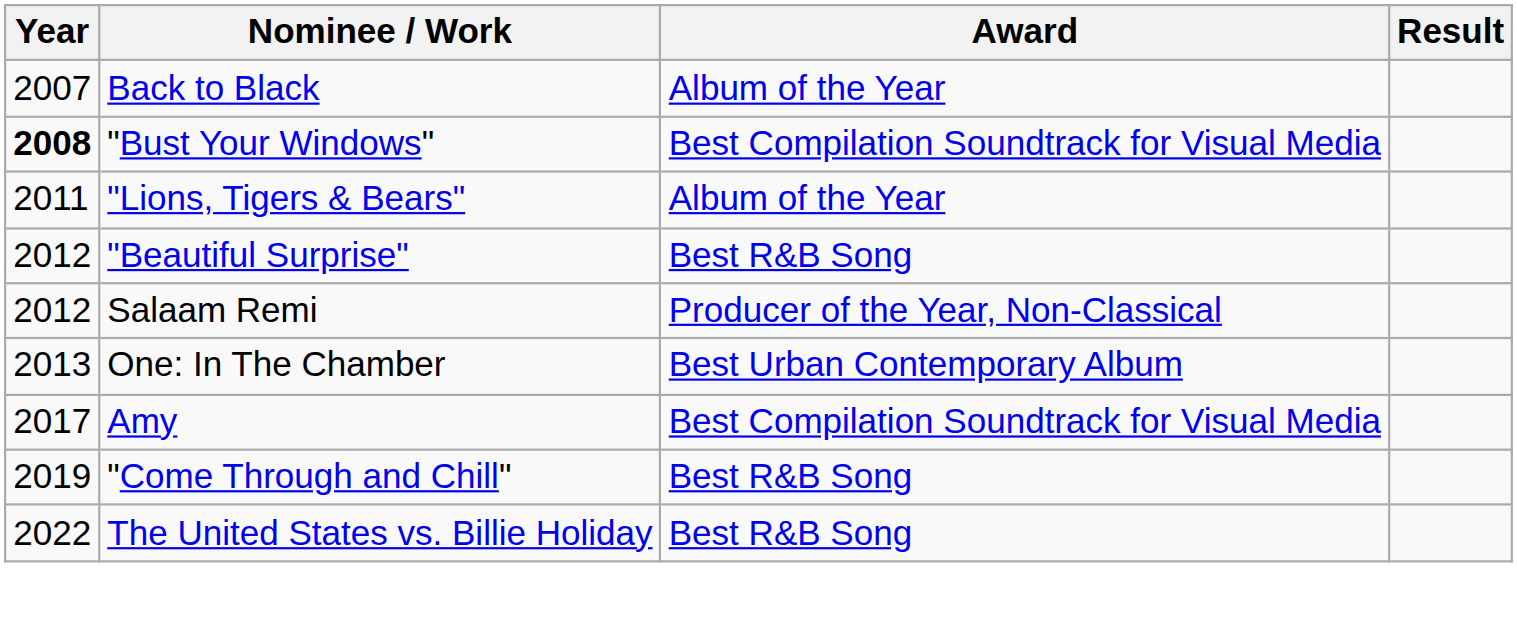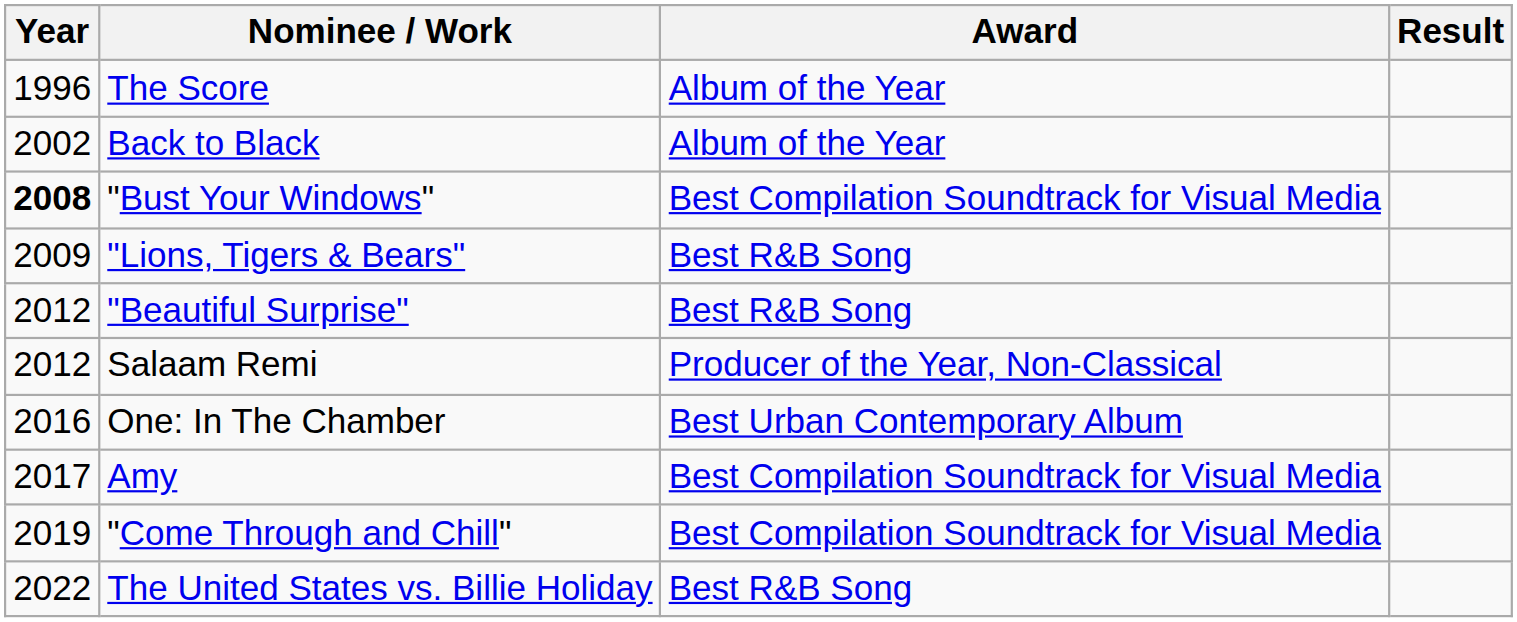+ row: (188, 87)
(52, 87) 2007 -> (52, 143) 2002
(51, 198) 2011 -> (52, 254) 2009
(807, 198) Album of the Year -> (790, 254) Best R&B Song
(52, 365) 2013 -> (52, 421) 2016
(790, 476) Best R&B Song -> (1025, 532) Best Compilation Soundtrack for Visual Media
